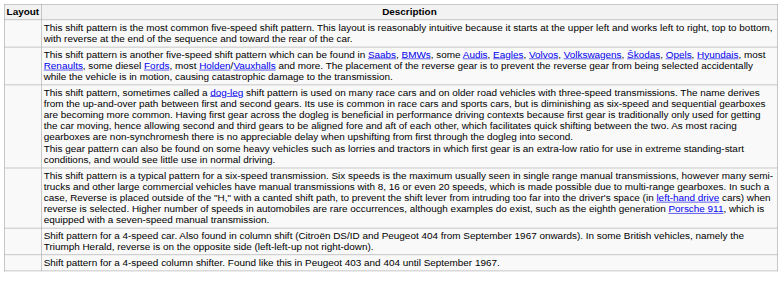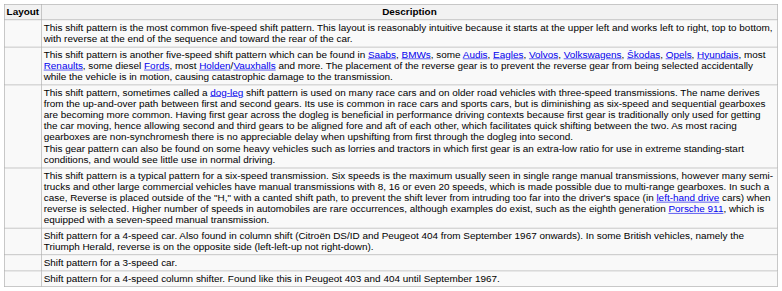+ row: (110, 263)
